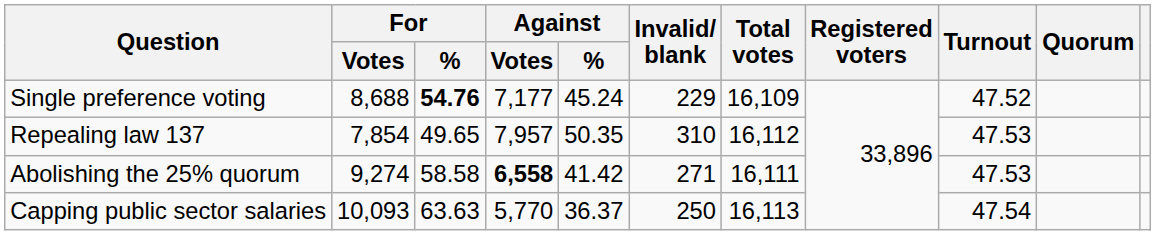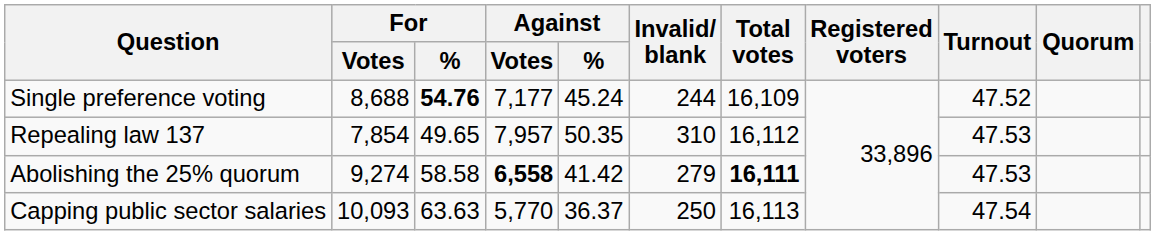(696, 98) 229 -> (696, 98) 244
(696, 173) 271 -> (696, 173) 279
(765, 173) normal -> (764, 173) bold
